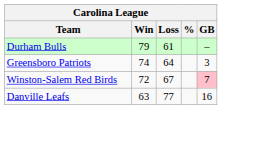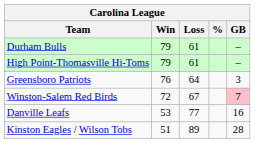+ row: (78, 63)
(144, 63) 74 -> (165, 79) 76
(144, 96) 63 -> (165, 113) 53
+ row: (69, 130)
